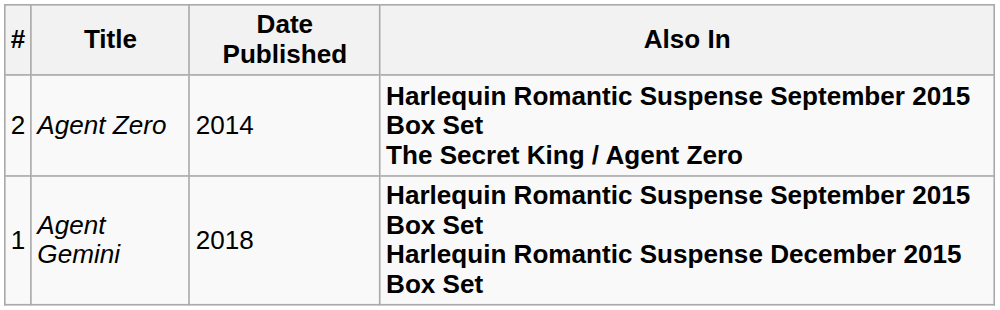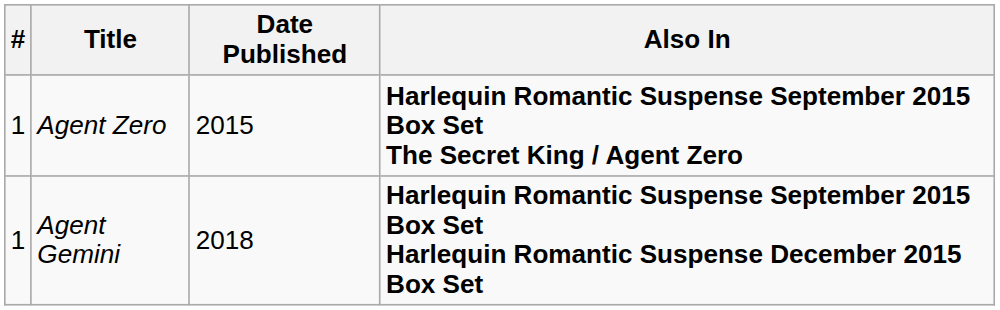(18, 125) 2 -> (18, 125) 1
(225, 125) 2014 -> (225, 125) 2015
